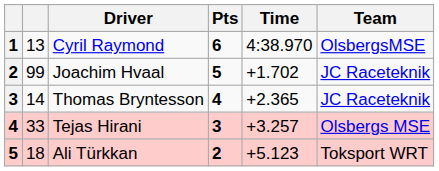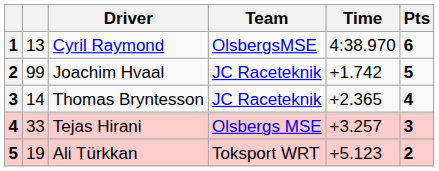columns swapped: (375, 18) <-> (225, 18)
(273, 72) +1.702 -> (356, 72) +1.742
(35, 153) 18 -> (35, 153) 19
